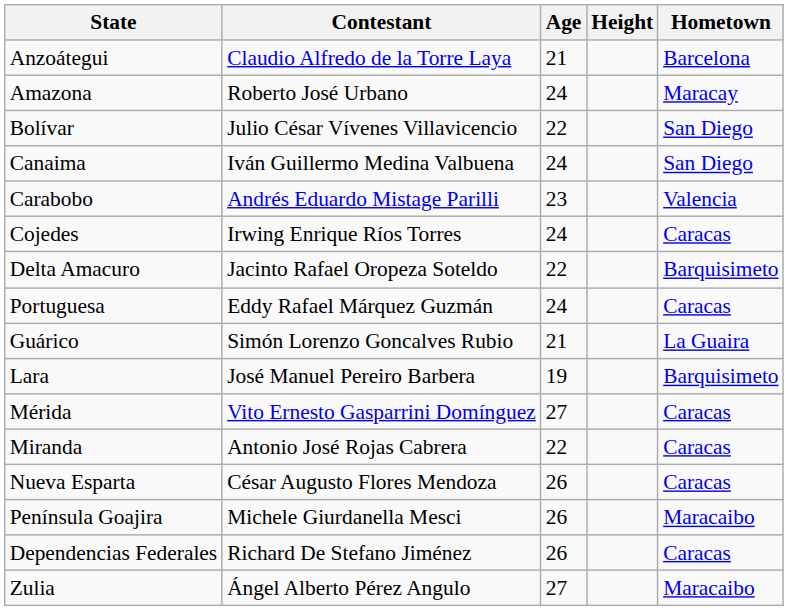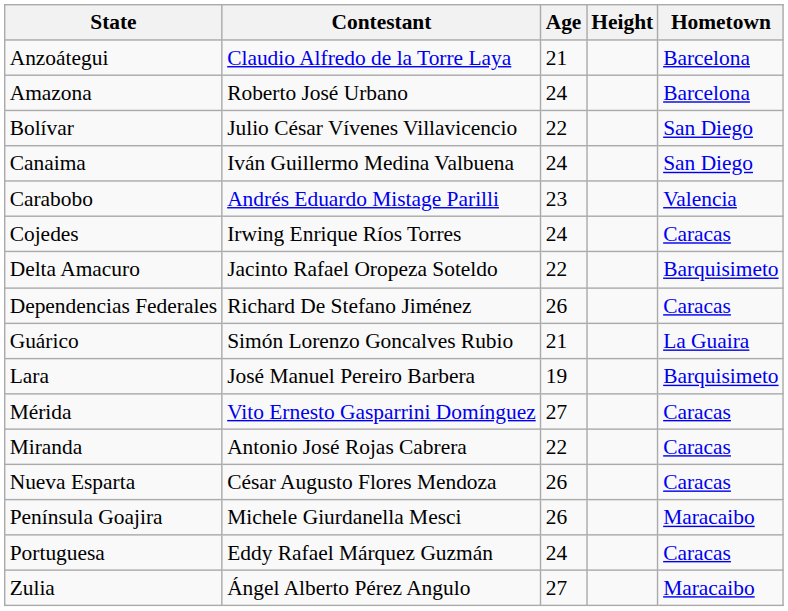(701, 93) Maracay -> (707, 93) Barcelona
rows swapped: (113, 552) <-> (57, 305)
